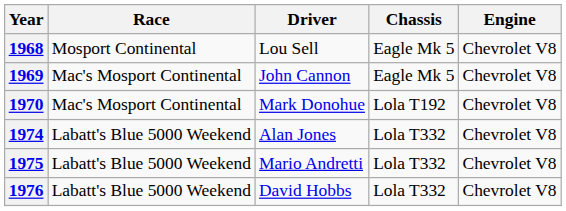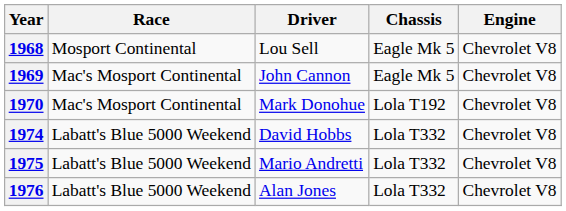(298, 134) Alan Jones -> (305, 134) David Hobbs
(305, 191) David Hobbs -> (298, 191) Alan Jones
